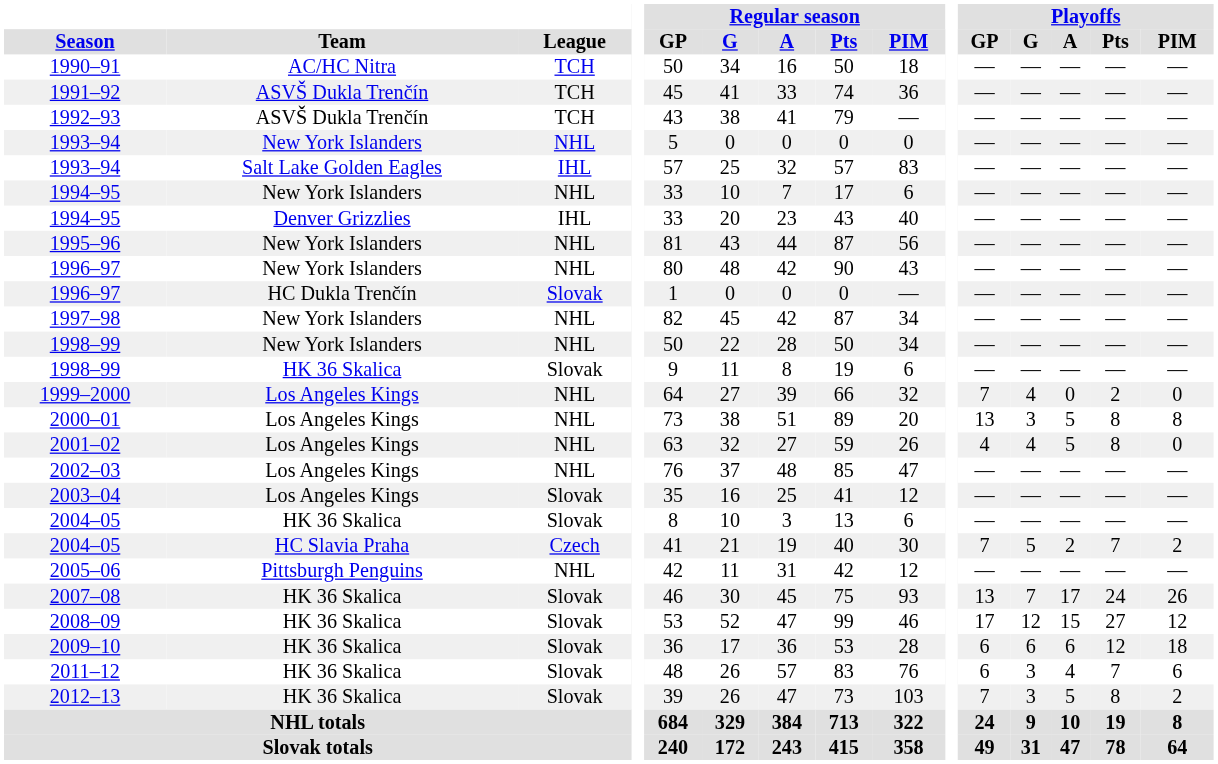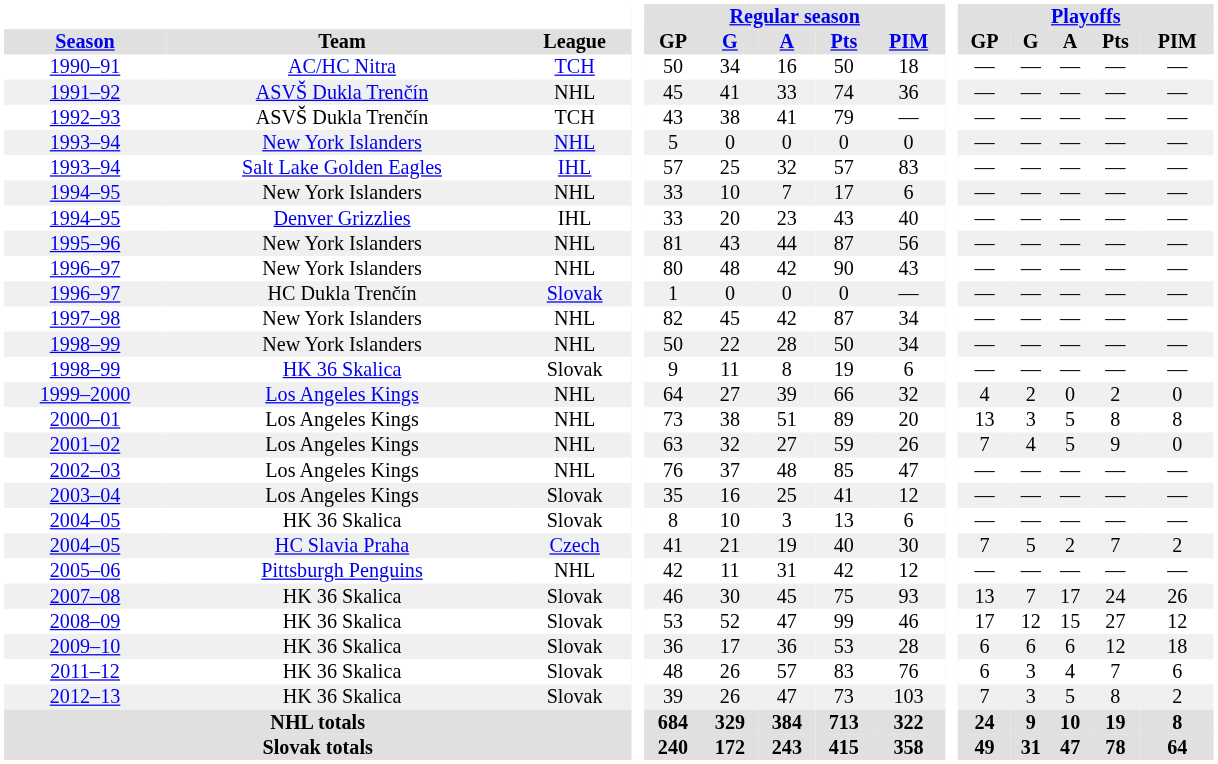(575, 92) TCH -> (575, 92) NHL
(984, 394) 7 -> (984, 394) 4
(1031, 394) 4 -> (1031, 394) 2
(984, 444) 4 -> (984, 444) 7
(1115, 444) 8 -> (1115, 444) 9
